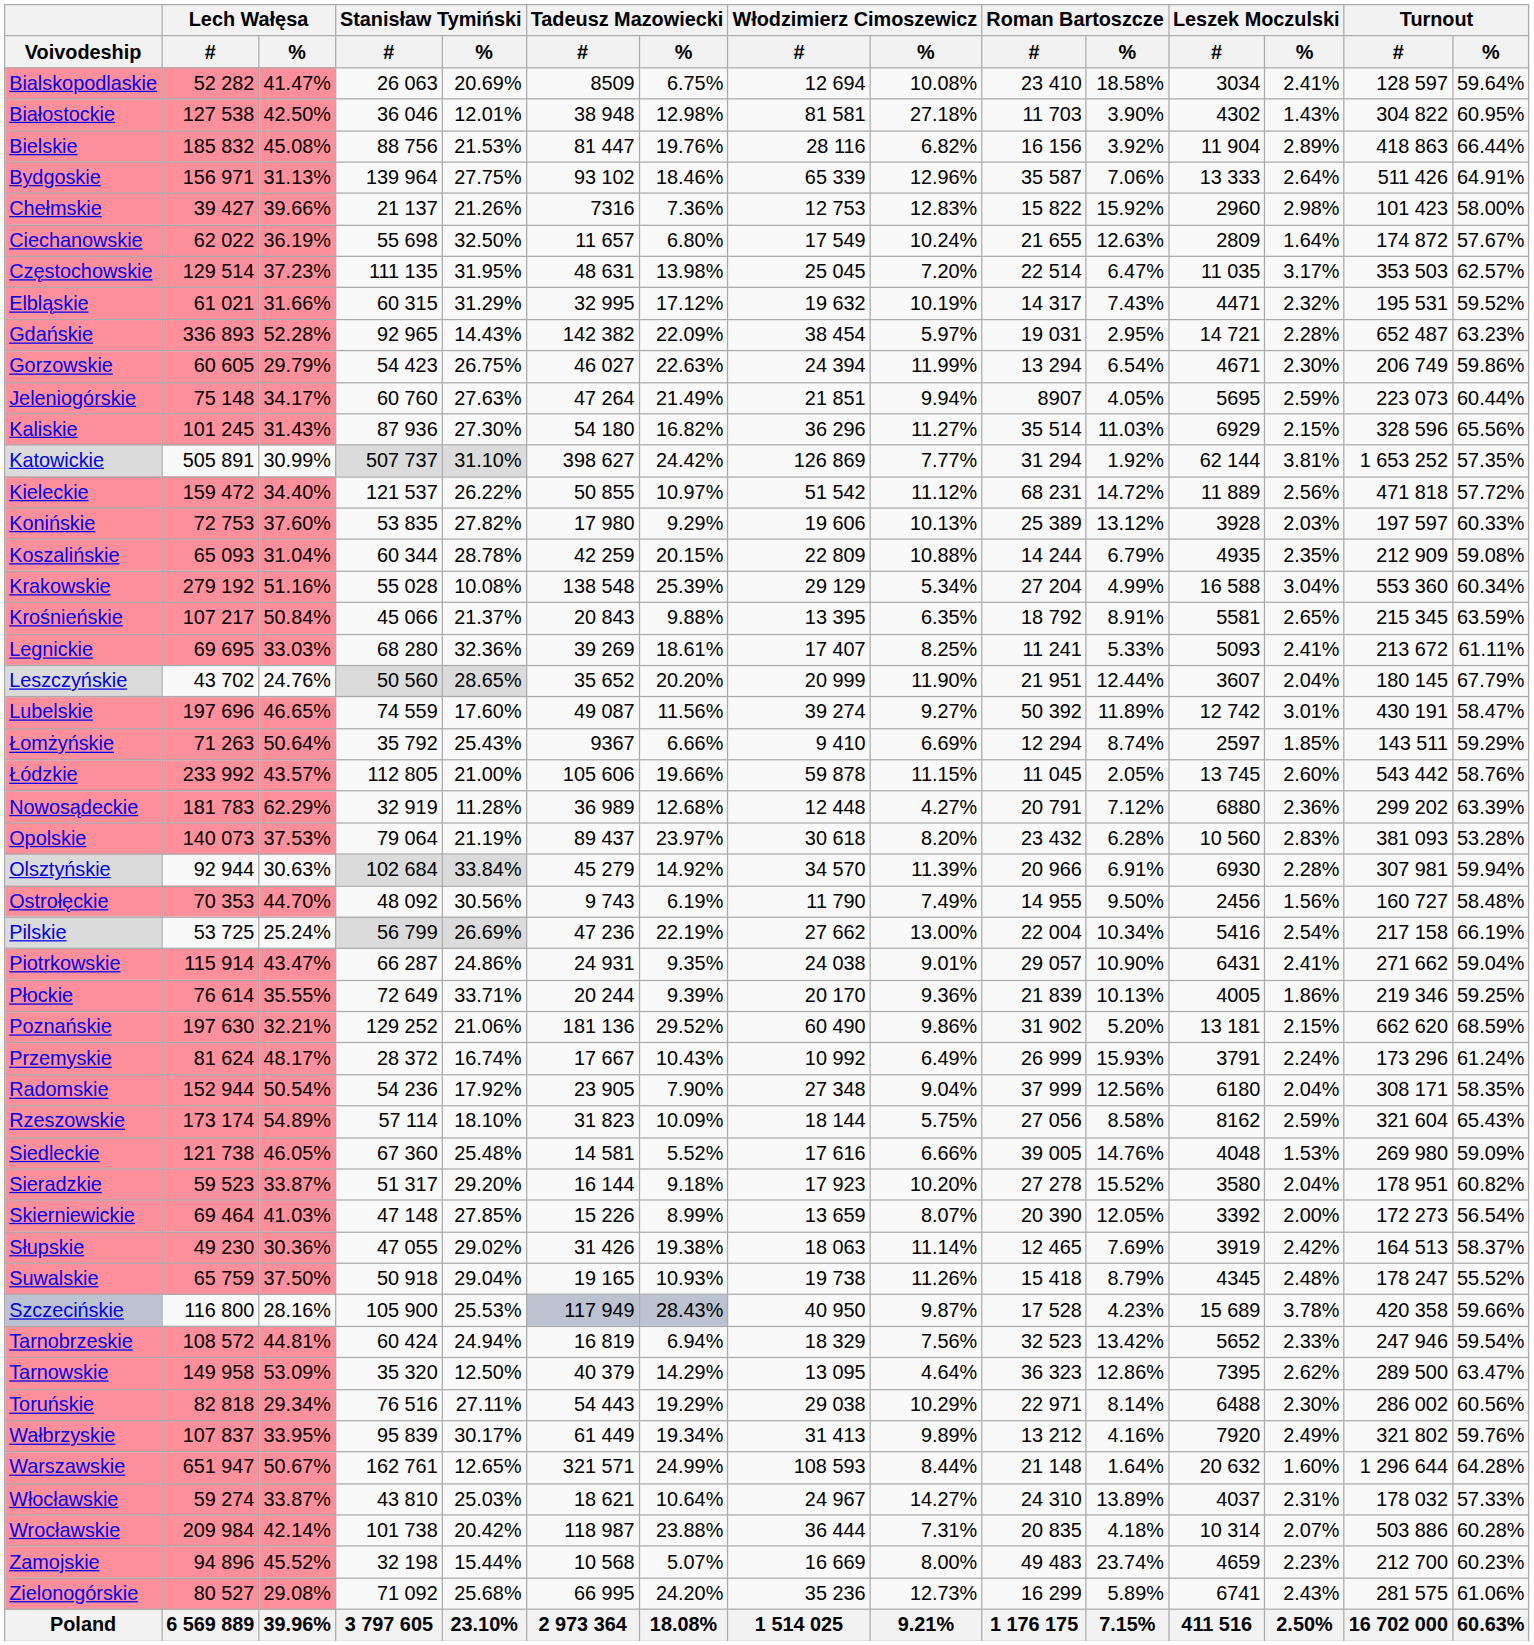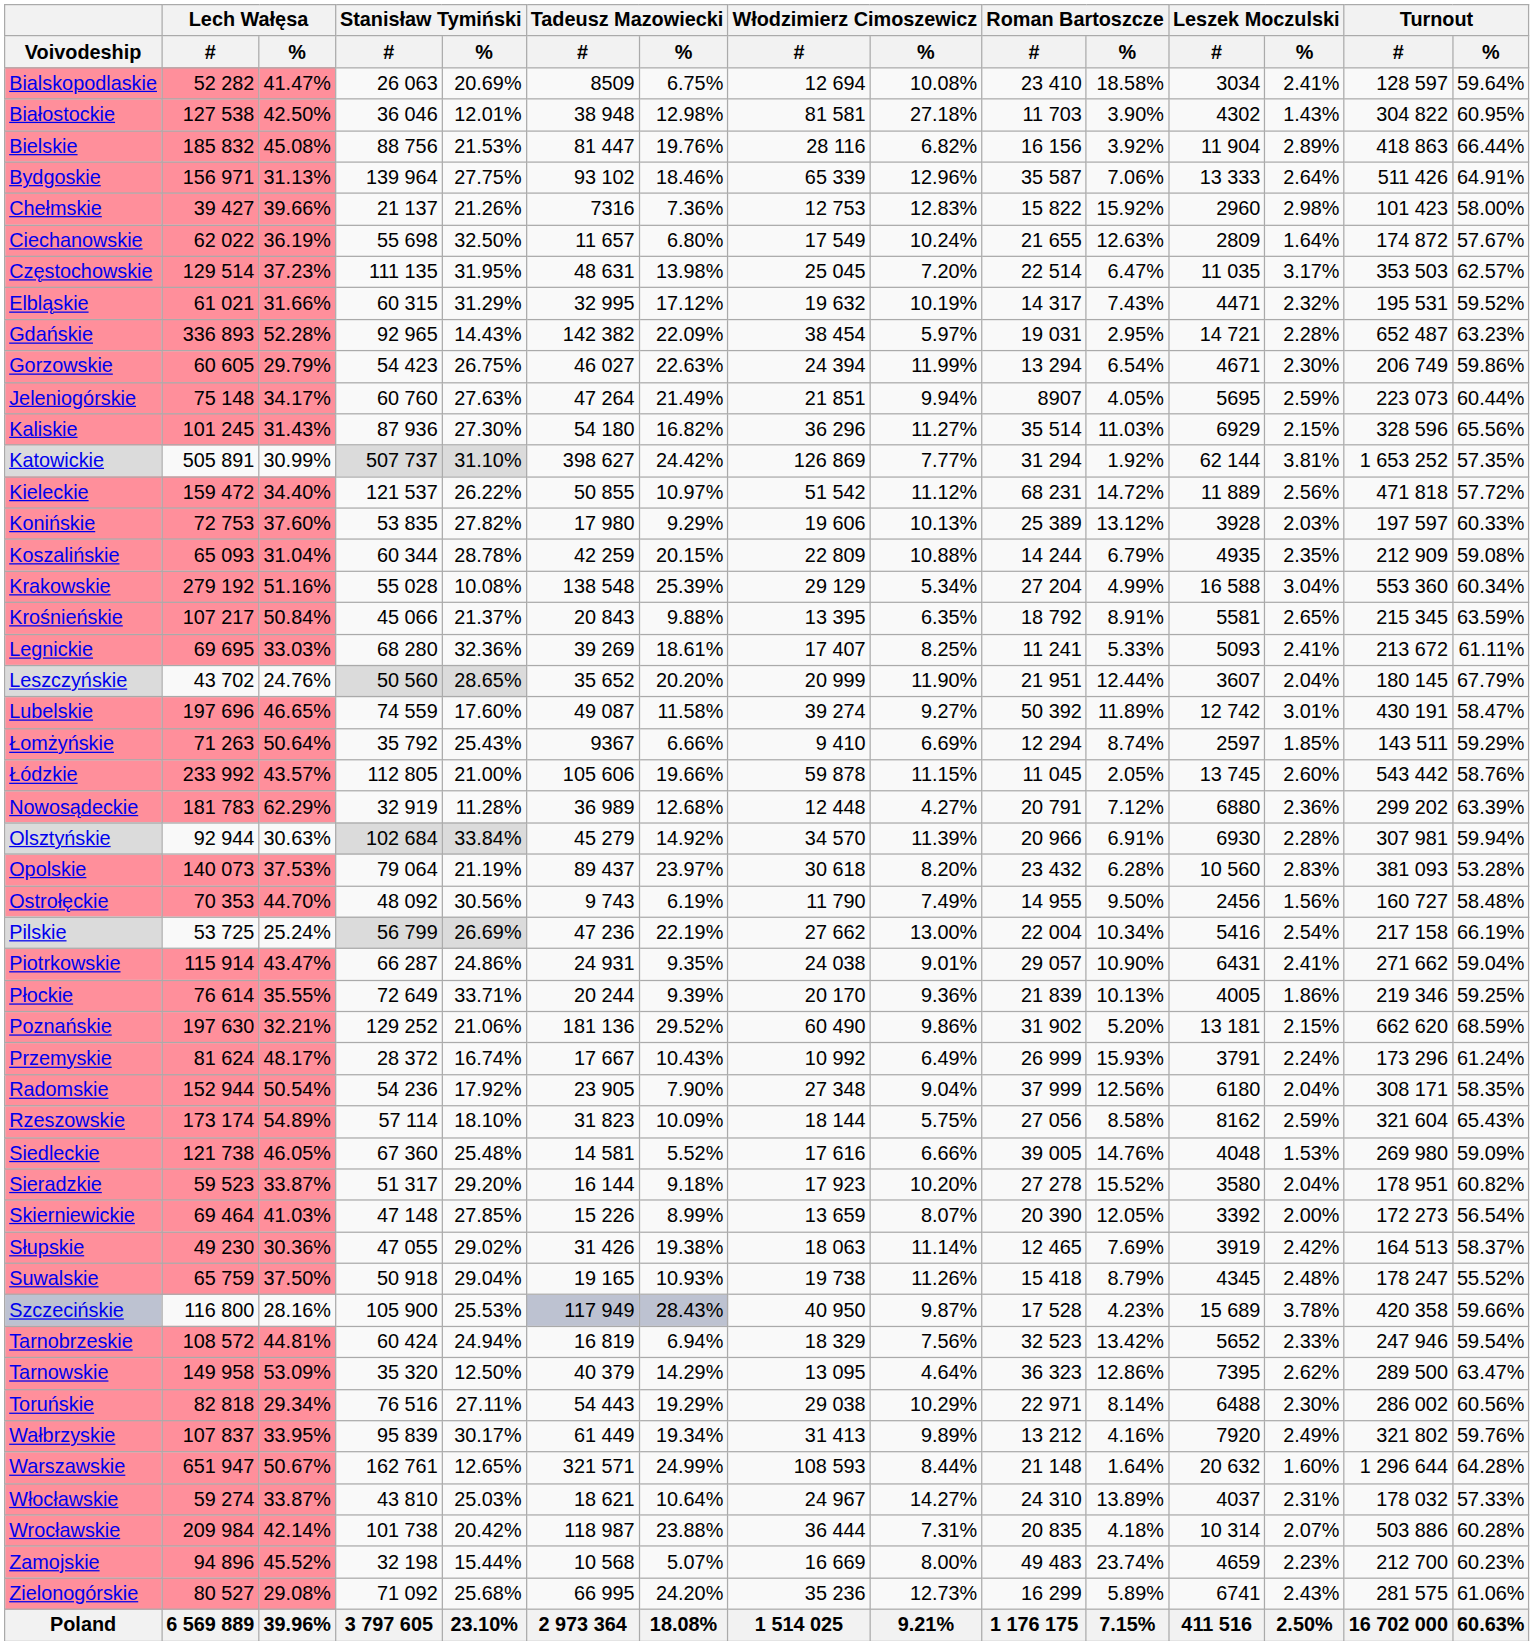(690, 712) 11.56% -> (690, 712) 11.58%
rows swapped: (60, 869) <-> (48, 838)
